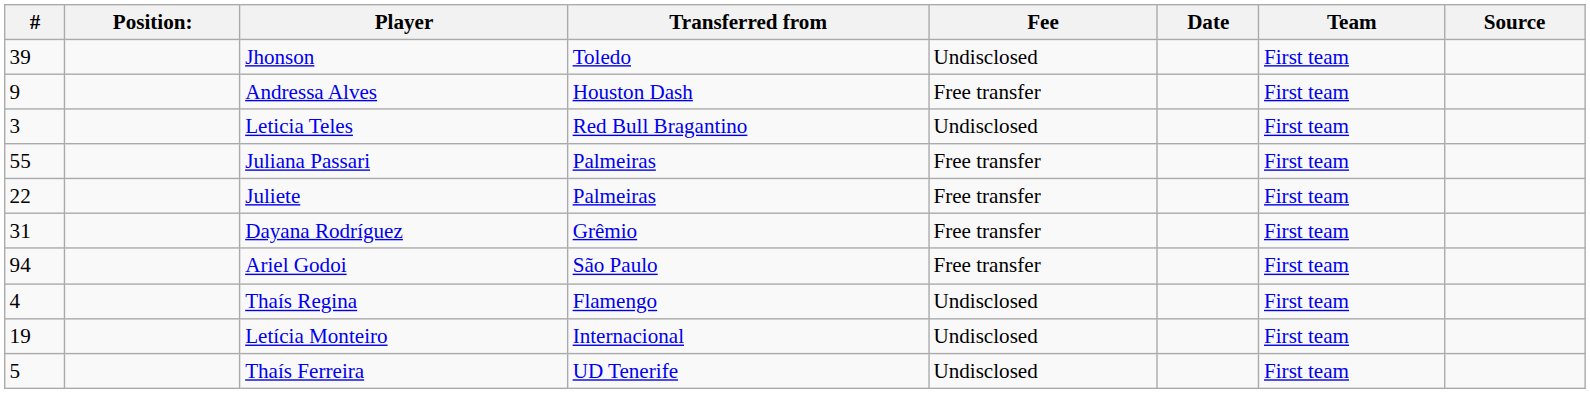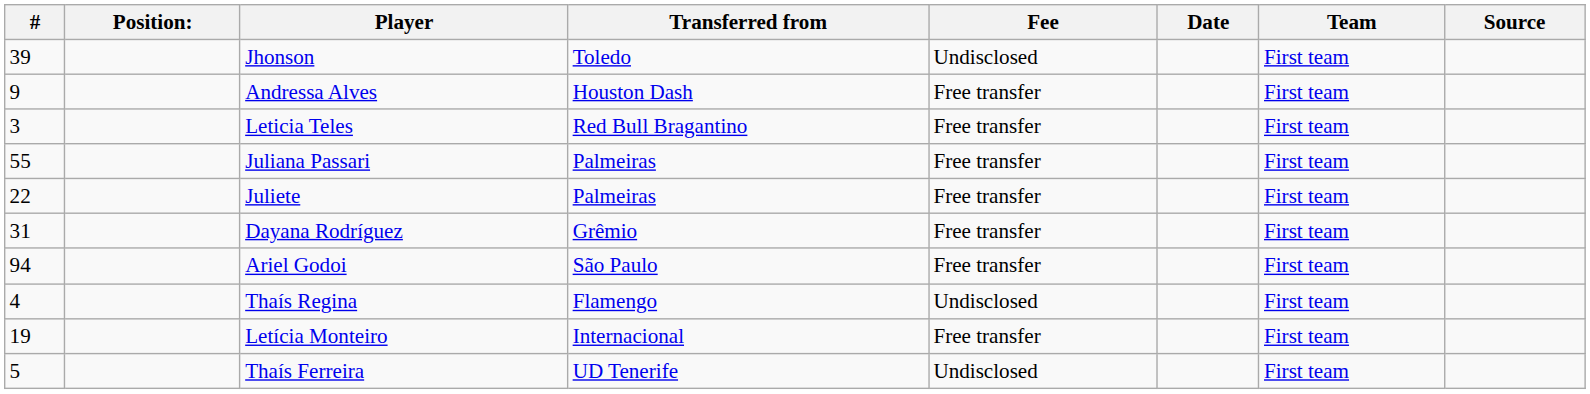(986, 126) Undisclosed -> (987, 126) Free transfer
(986, 335) Undisclosed -> (987, 335) Free transfer
